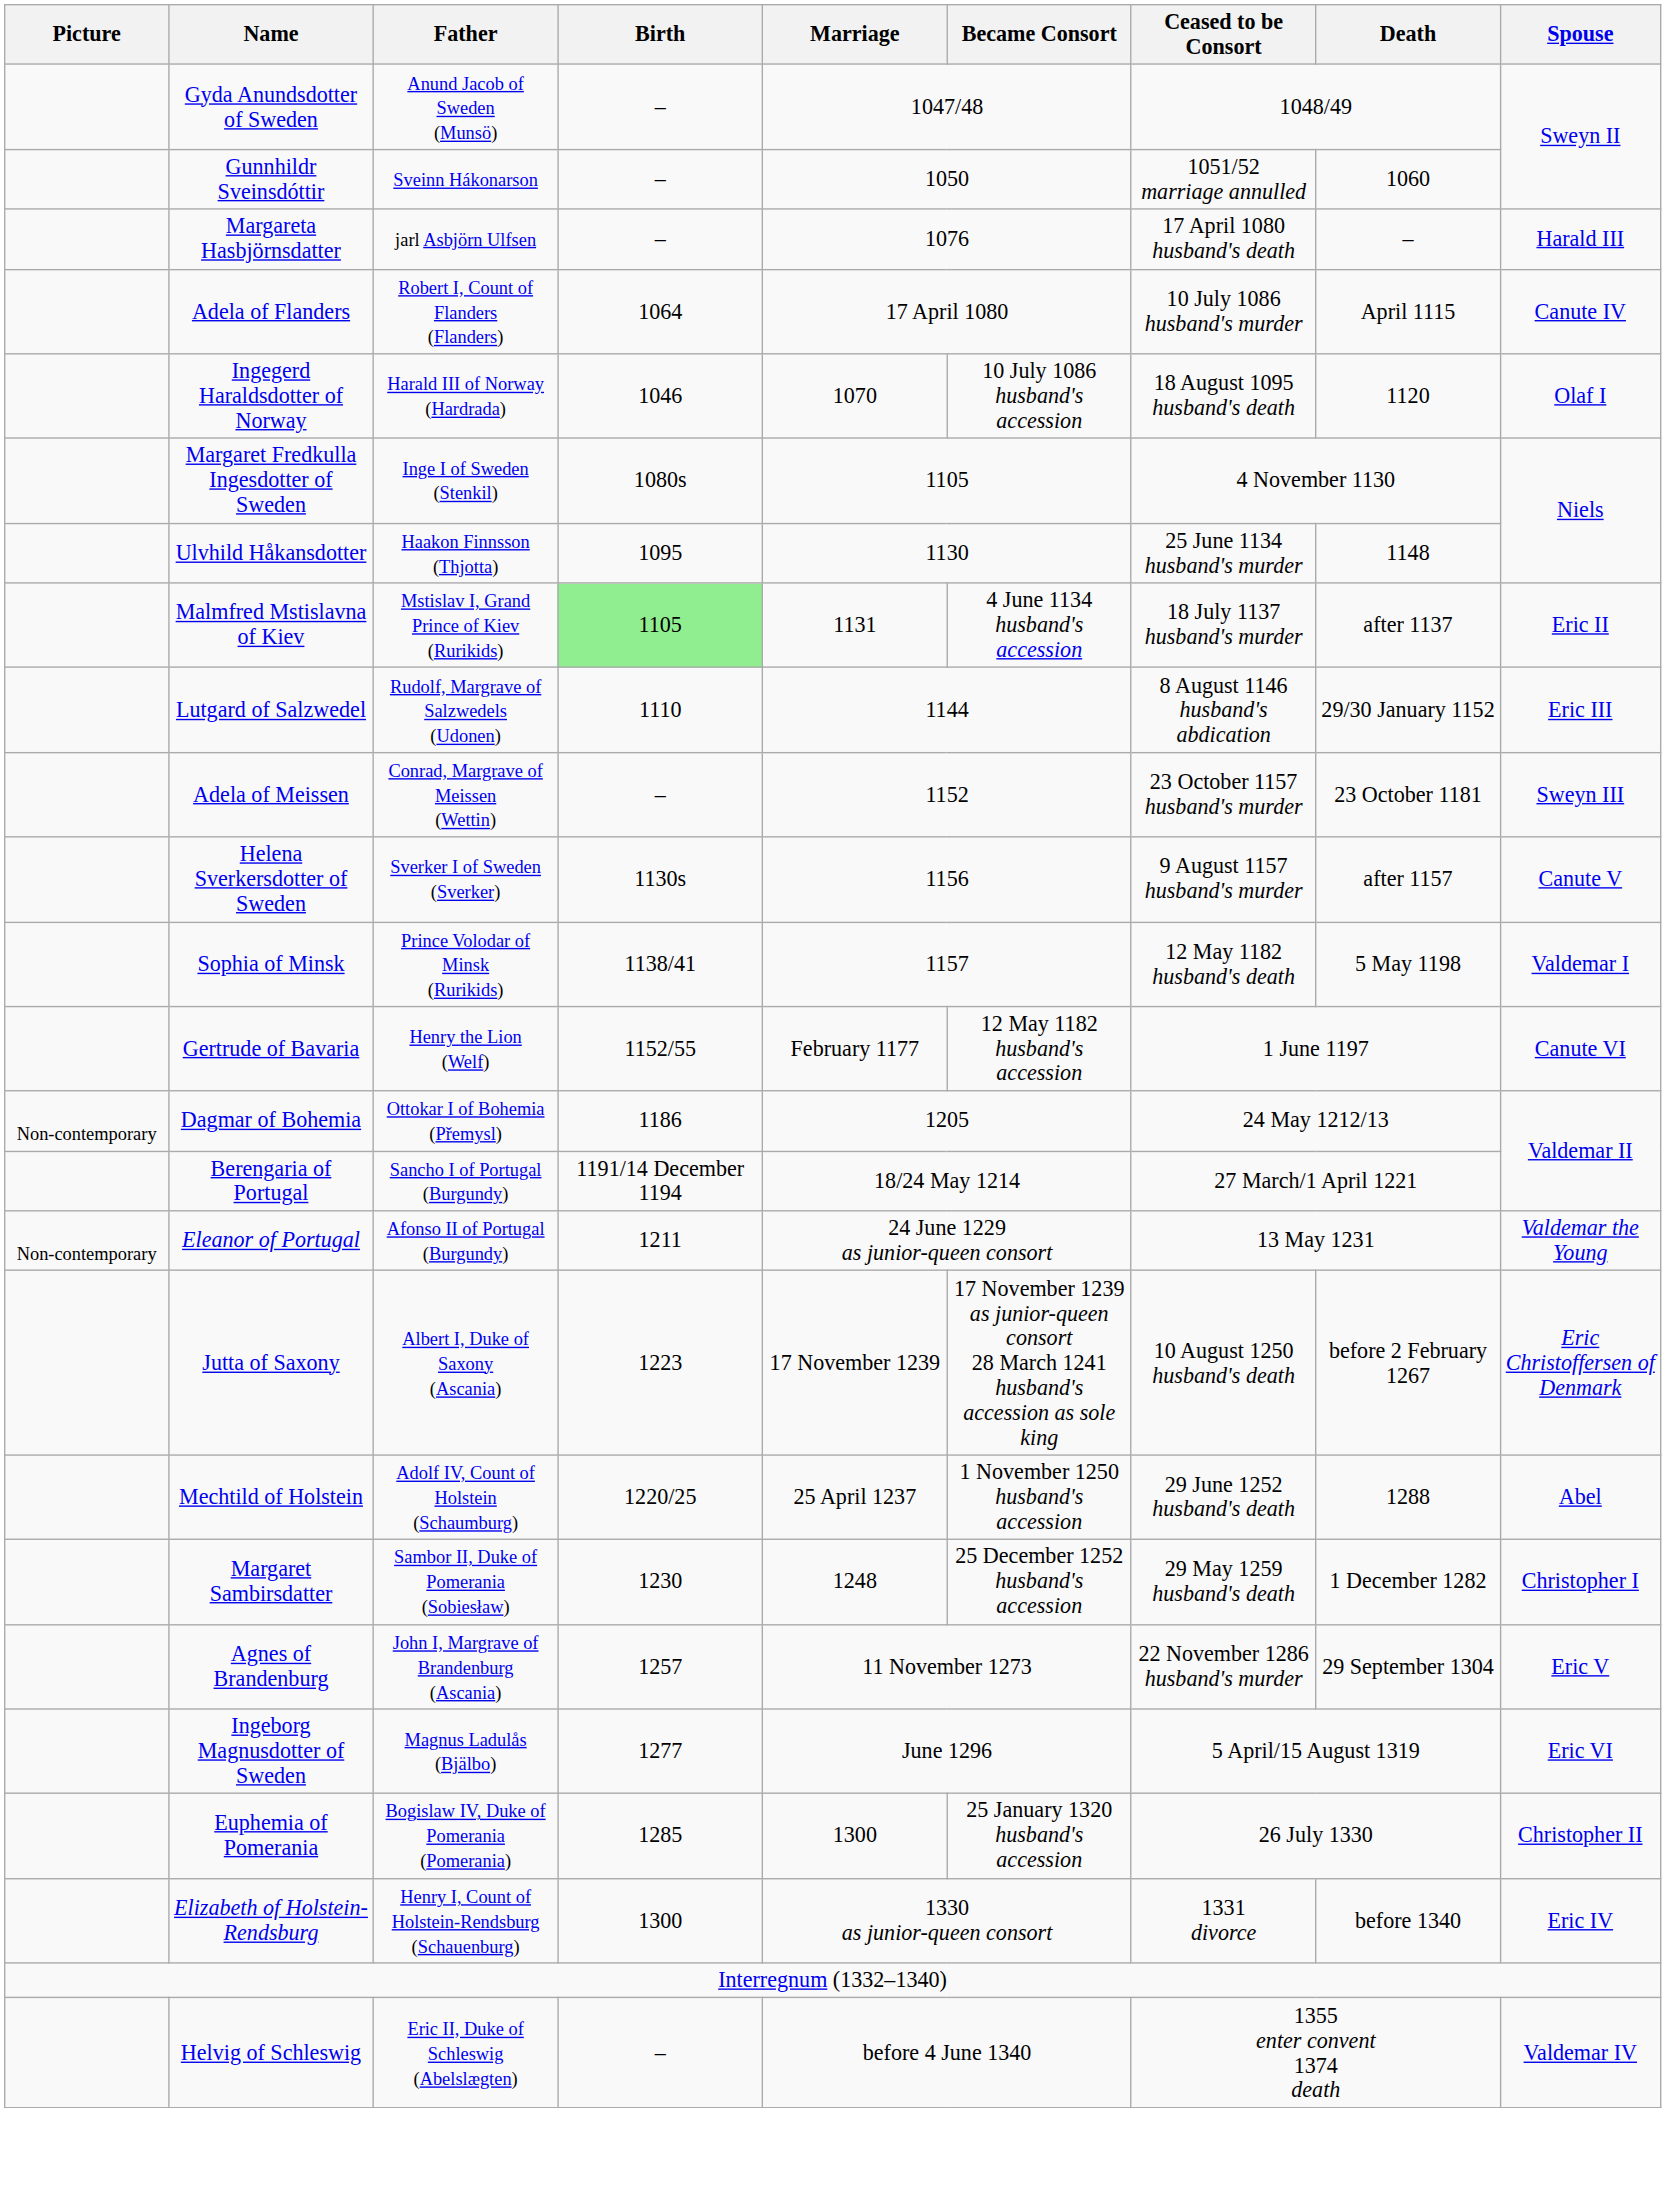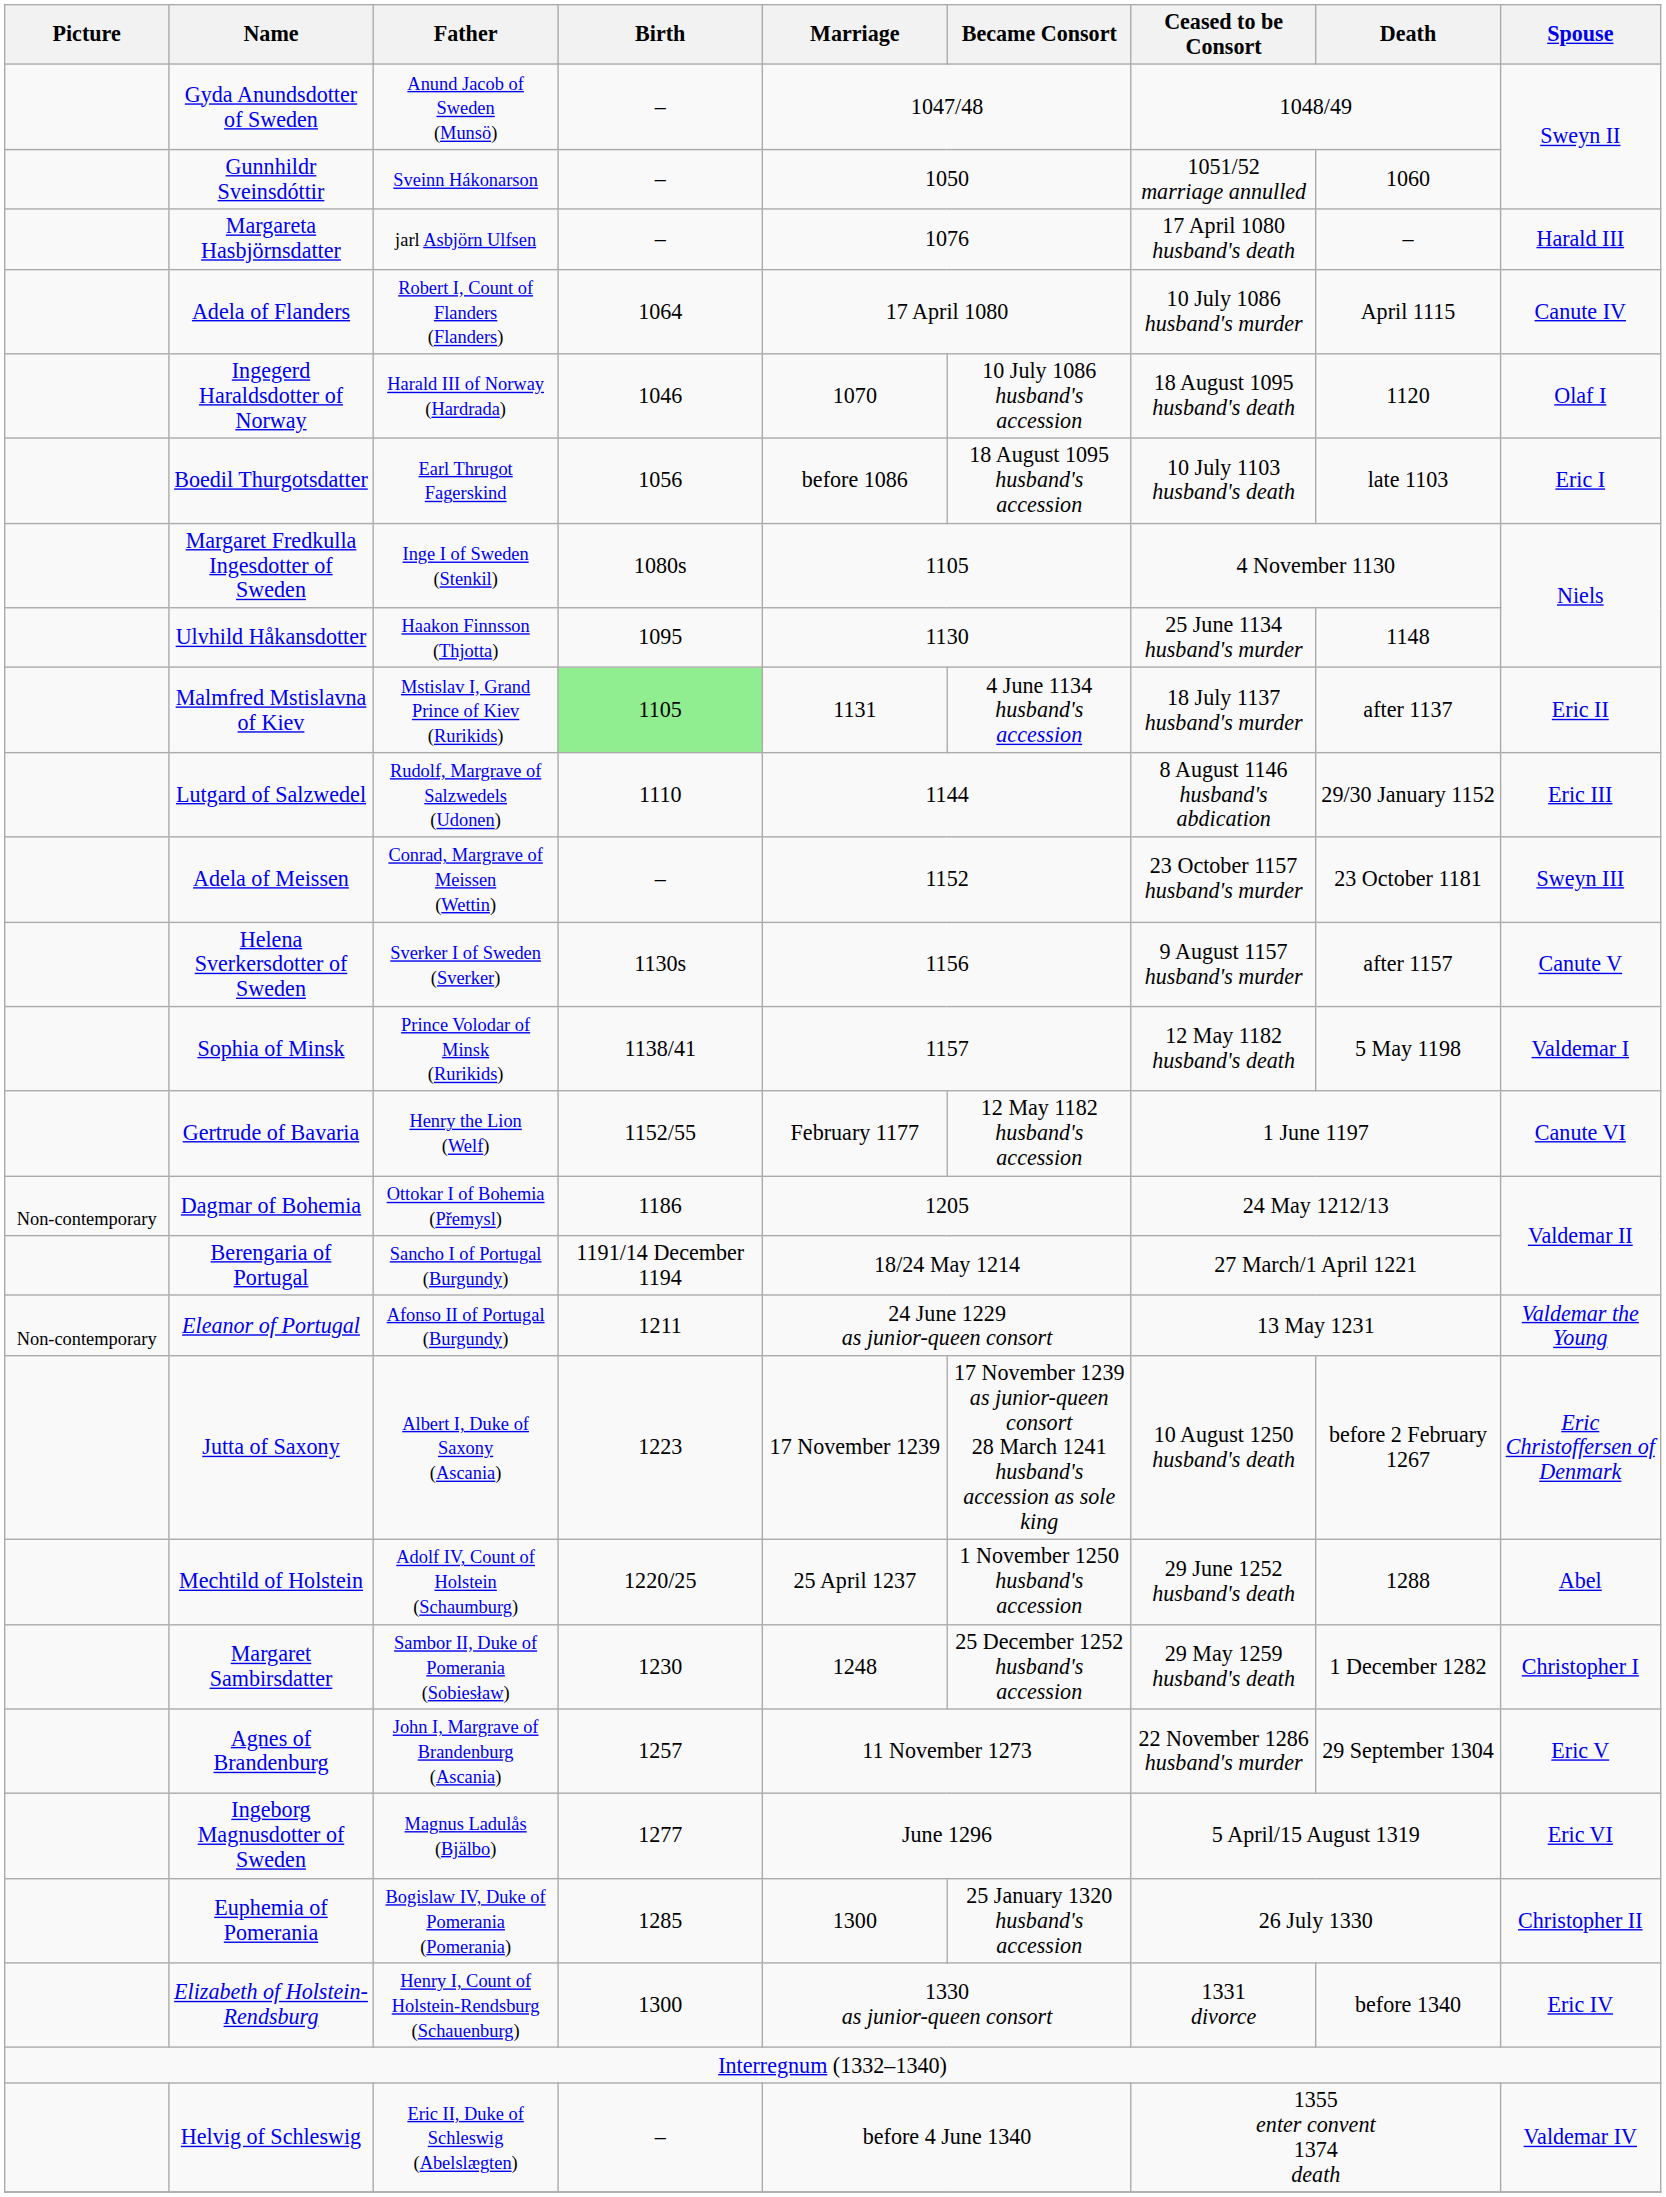+ row: (271, 480)
